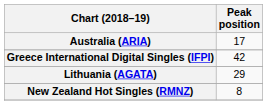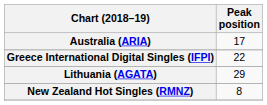(239, 58) 42 -> (239, 58) 22
